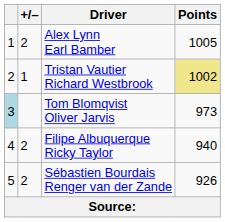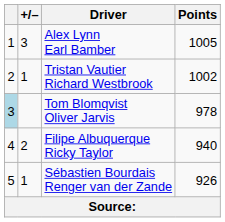(24, 42) 2 -> (24, 42) 3
(203, 77) khaki background -> (203, 77) no background
(206, 111) 973 -> (206, 111) 978
(24, 180) 2 -> (24, 180) 1
